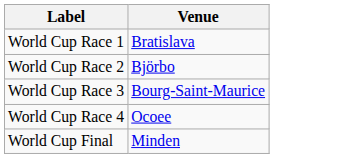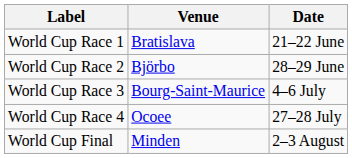+ column: (308, 16)
